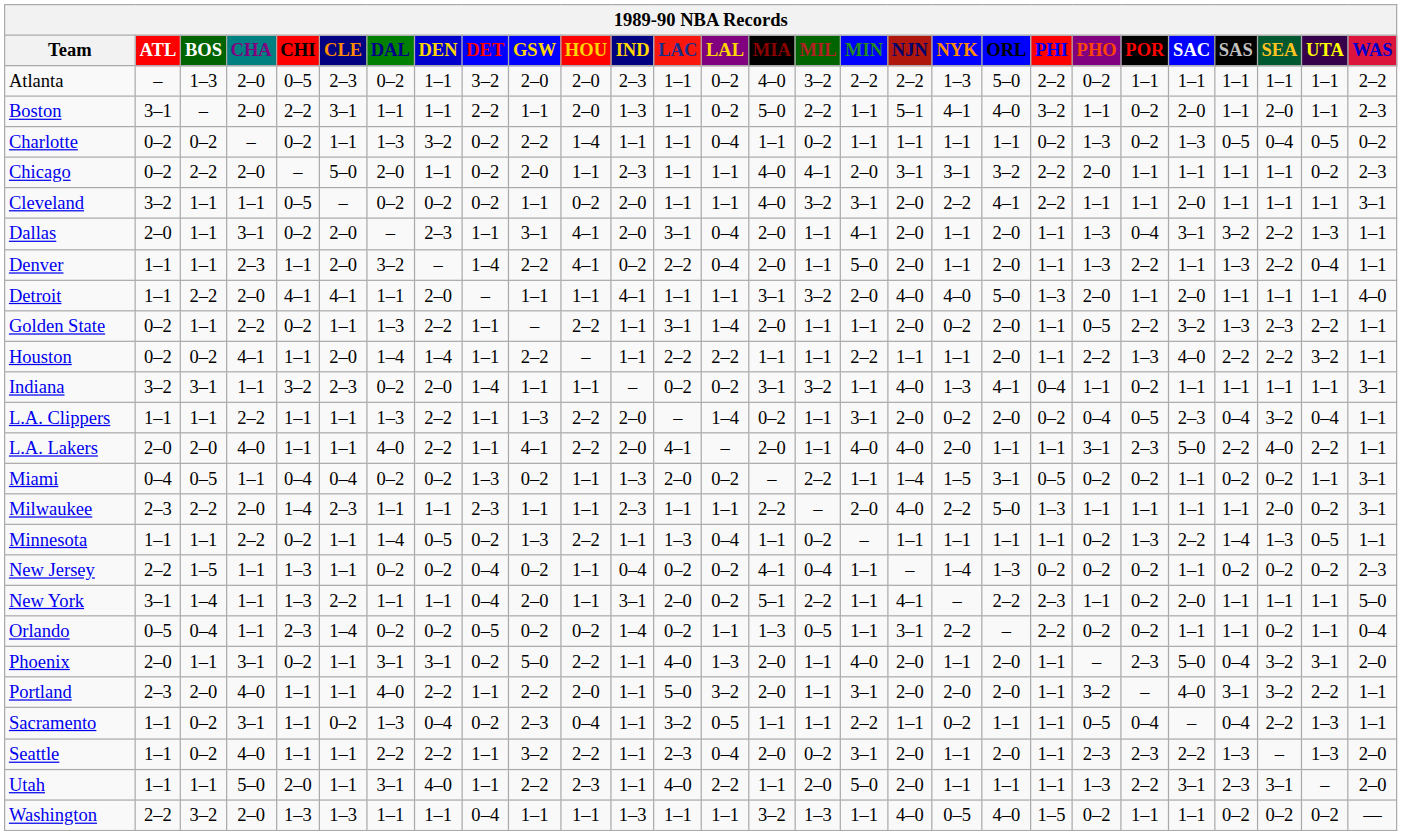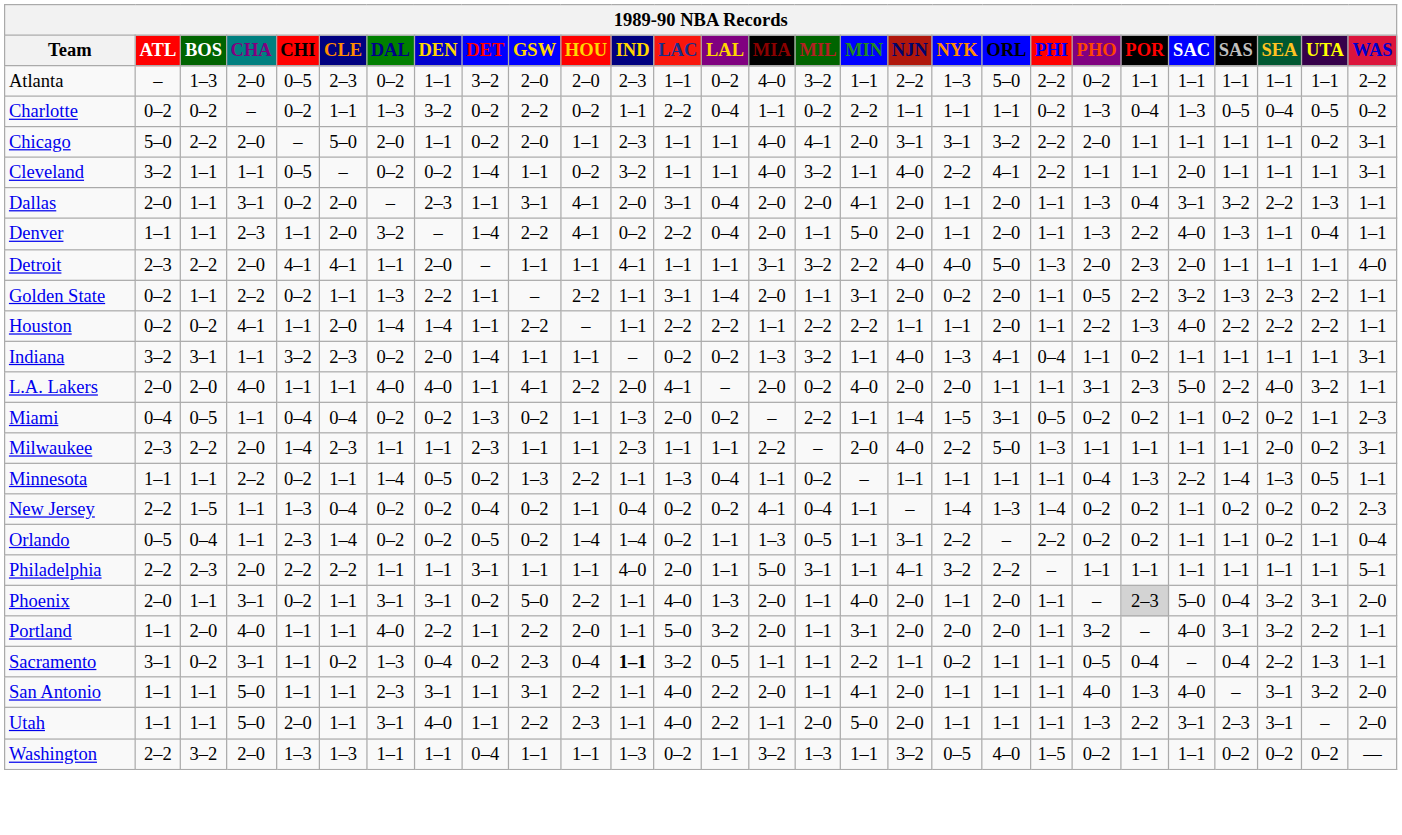(864, 81) 2–2 -> (864, 81) 1–1
- row: (35, 111)
(586, 142) 1–4 -> (586, 111) 0–2
(678, 142) 1–1 -> (678, 111) 2–2
(864, 142) 1–1 -> (864, 111) 2–2
(1145, 142) 0–2 -> (1145, 111) 0–4
(158, 172) 0–2 -> (158, 142) 5–0
(1373, 172) 2–3 -> (1373, 142) 3–1
(485, 203) 0–2 -> (485, 172) 1–4
(633, 203) 2–0 -> (633, 172) 3–2
(864, 203) 3–1 -> (864, 172) 1–1
(910, 203) 2–0 -> (910, 172) 4–0
(818, 234) 1–1 -> (818, 203) 2–0
(1192, 264) 1–1 -> (1192, 234) 4–0
(1279, 264) 2–2 -> (1279, 234) 1–1
(158, 295) 1–1 -> (158, 264) 2–3
(864, 295) 2–0 -> (864, 264) 2–2
(1145, 295) 1–1 -> (1145, 264) 2–3
(864, 325) 1–1 -> (864, 295) 3–1
(818, 356) 1–1 -> (818, 325) 2–2
(1325, 356) 3–2 -> (1325, 325) 2–2
(772, 386) 3–1 -> (772, 356) 1–3
- row: (60, 417)
(438, 448) 2–2 -> (438, 386) 4–0
(818, 448) 1–1 -> (818, 386) 0–2
(910, 448) 4–0 -> (910, 386) 2–0
(1325, 448) 2–2 -> (1325, 386) 3–2
(1373, 478) 3–1 -> (1373, 417) 2–3
(1097, 539) 0–2 -> (1097, 478) 0–4
(343, 570) 1–1 -> (343, 509) 0–4
(1052, 570) 0–2 -> (1052, 509) 1–4
- row: (46, 600)
(586, 631) 0–2 -> (586, 539) 1–4
+ row: (55, 570)
(1145, 662) no background -> (1145, 600) lightgrey background
(158, 692) 2–3 -> (158, 631) 1–1
(158, 723) 1–1 -> (158, 662) 3–1
(633, 723) normal -> (633, 662) bold
+ row: (55, 692)
- row: (34, 753)
(678, 814) 1–1 -> (678, 753) 0–2
(910, 814) 4–0 -> (910, 753) 3–2
